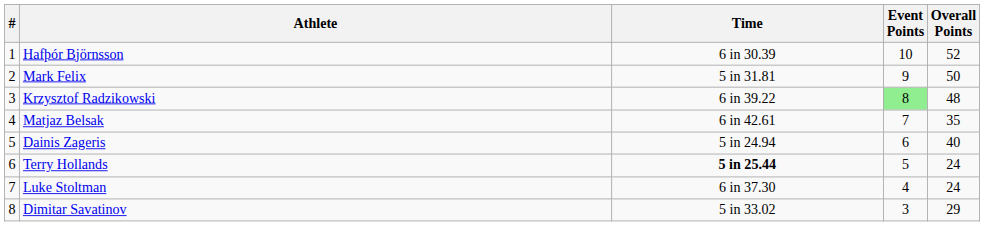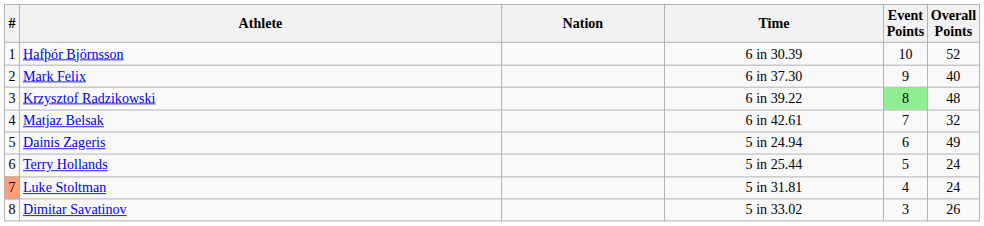+ column: (583, 23)
(747, 76) 5 in 31.81 -> (774, 76) 6 in 37.30
(953, 76) 50 -> (953, 76) 40
(953, 120) 35 -> (953, 120) 32
(953, 143) 40 -> (953, 143) 49
(747, 165) bold -> (774, 165) normal
(12, 187) no background -> (12, 187) lightsalmon background
(747, 187) 6 in 37.30 -> (774, 187) 5 in 31.81
(953, 210) 29 -> (953, 210) 26
